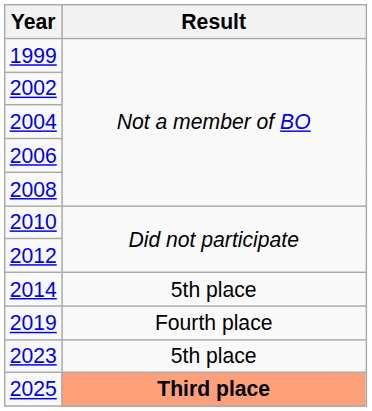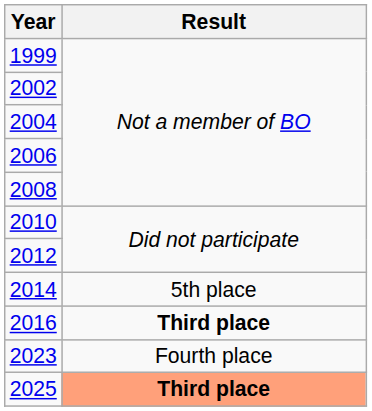+ row: (33, 323)
- row: (33, 323)
(214, 356) 5th place -> (214, 356) Fourth place
